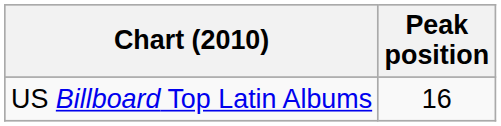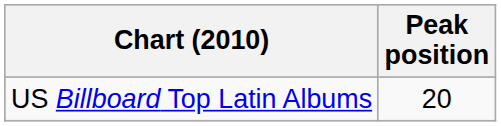(437, 98) 16 -> (437, 98) 20
